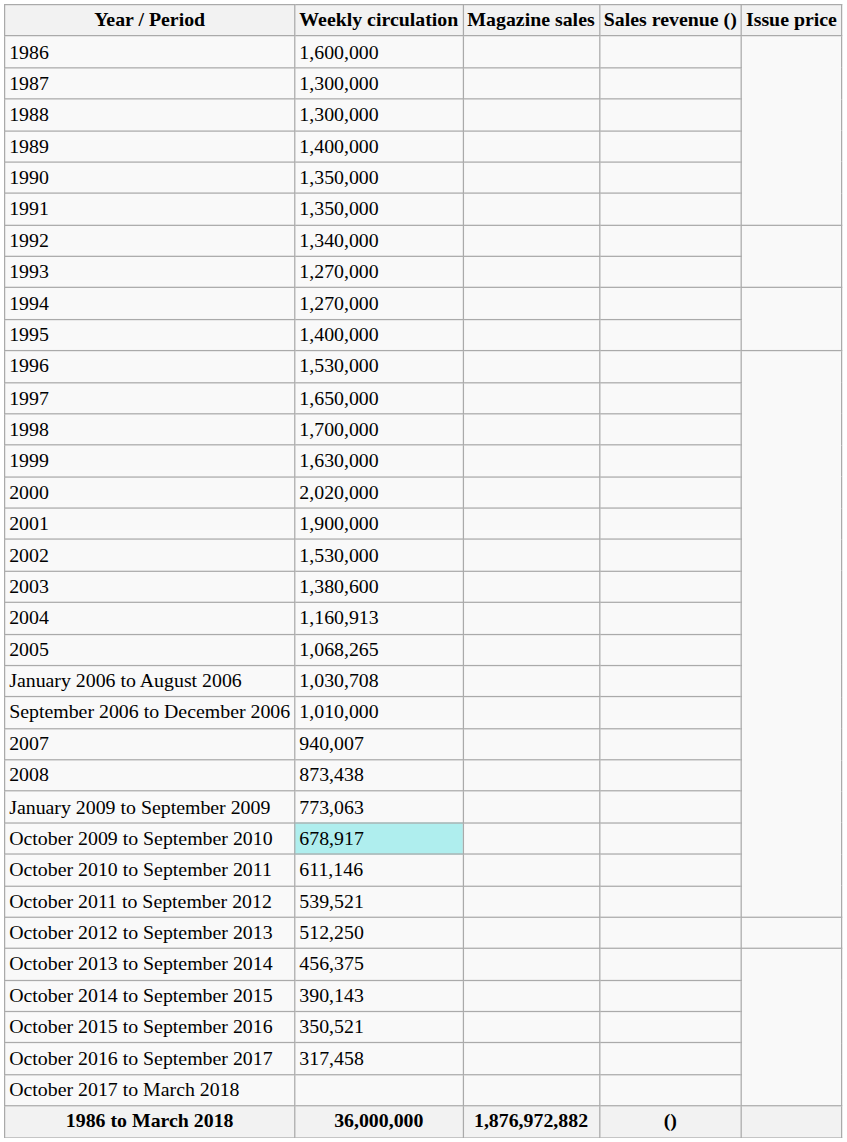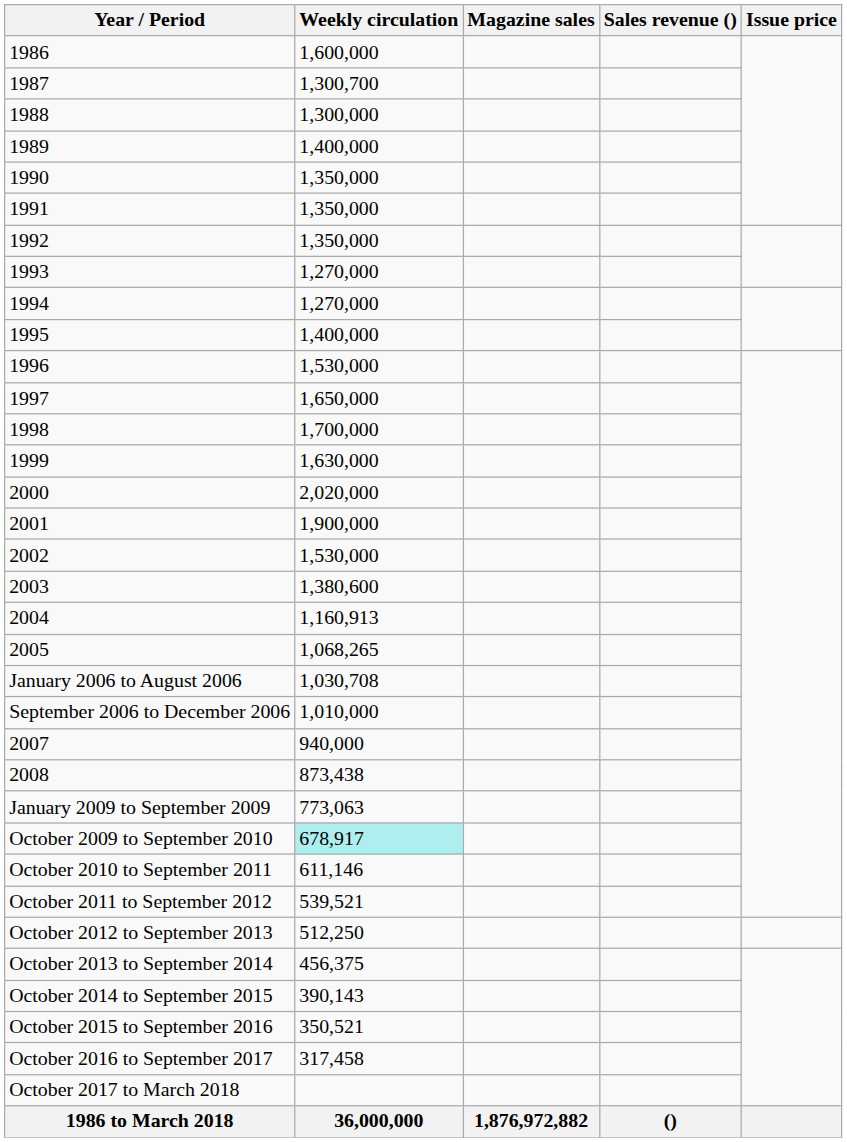(339, 83) 1,300,000 -> (339, 83) 1,300,700
(339, 240) 1,340,000 -> (339, 240) 1,350,000
(332, 743) 940,007 -> (332, 743) 940,000
